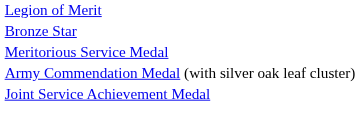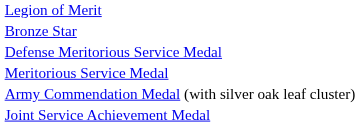+ row: (113, 52)
